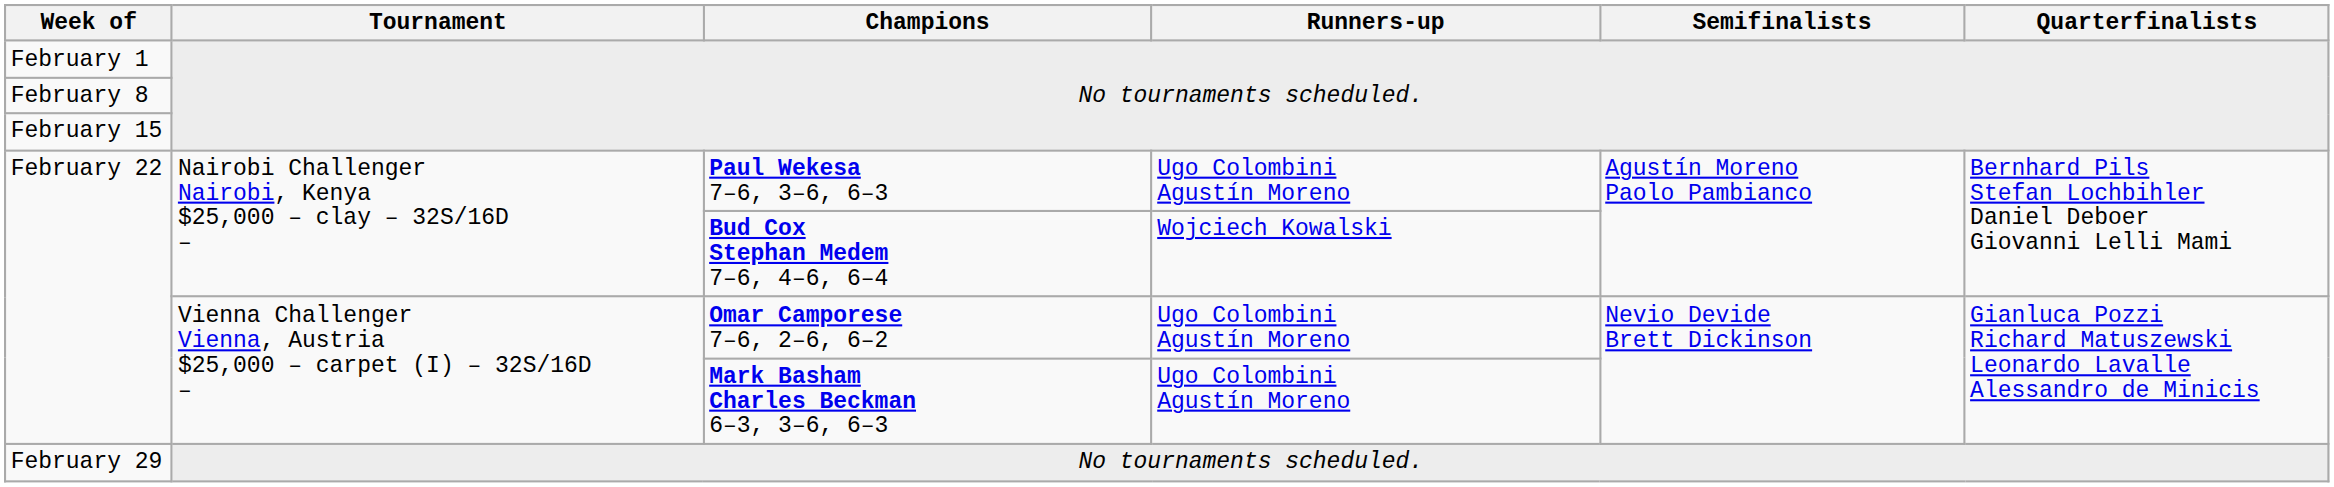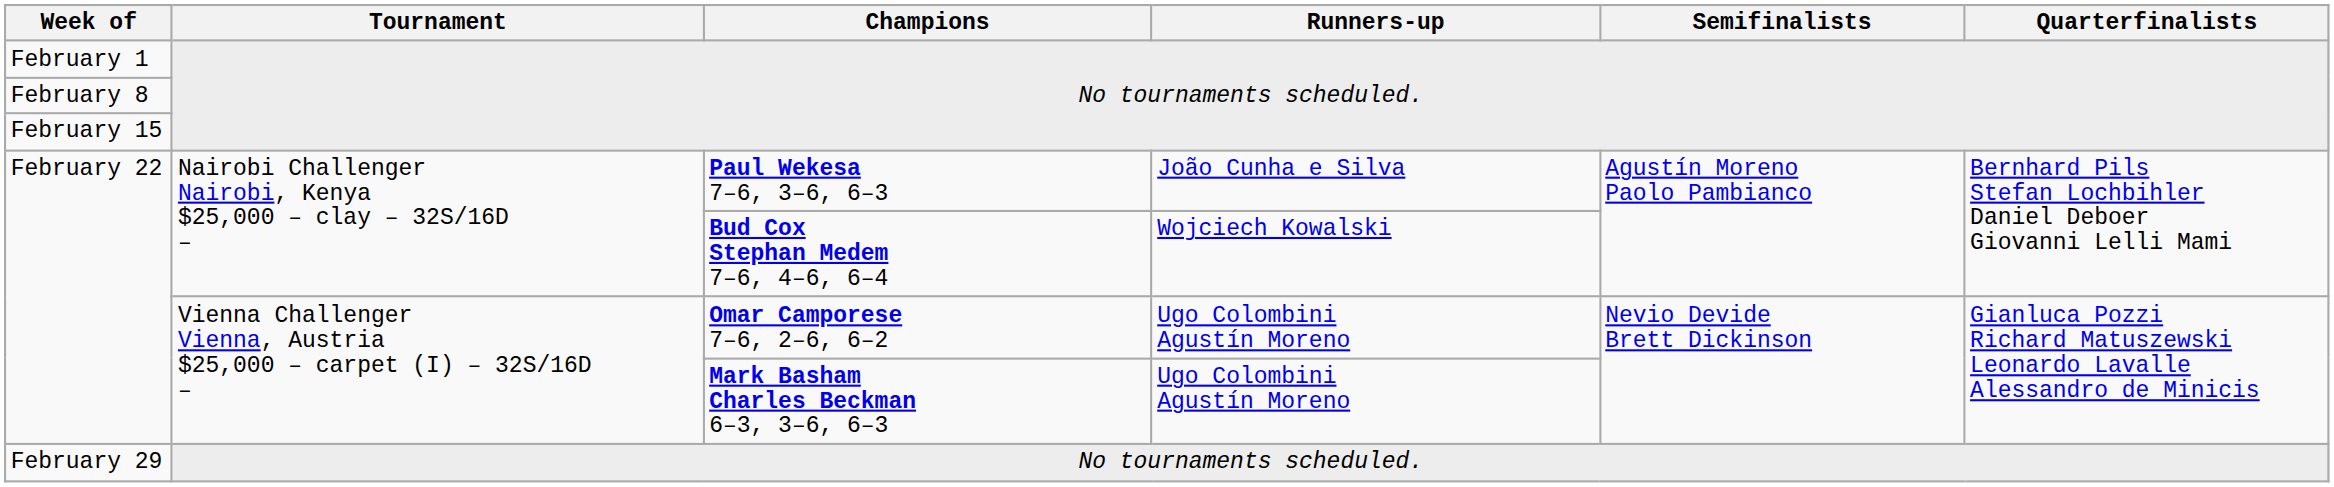(1254, 180) Ugo Colombini Agustín Moreno -> (1281, 168) João Cunha e Silva
